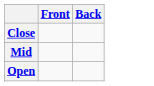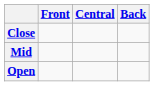+ column: (95, 14)
